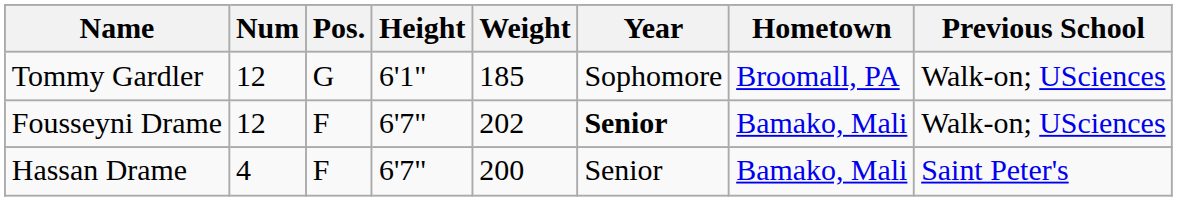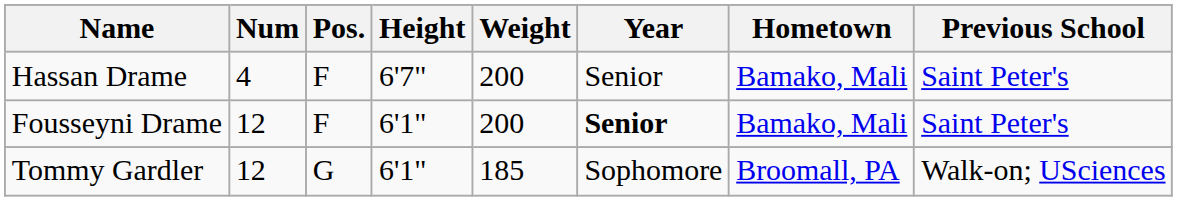rows swapped: (99, 170) <-> (108, 75)
(403, 123) 6'7" -> (403, 123) 6'1"
(502, 123) 202 -> (502, 123) 200
(1043, 123) Walk-on; USciences -> (995, 123) Saint Peter's
